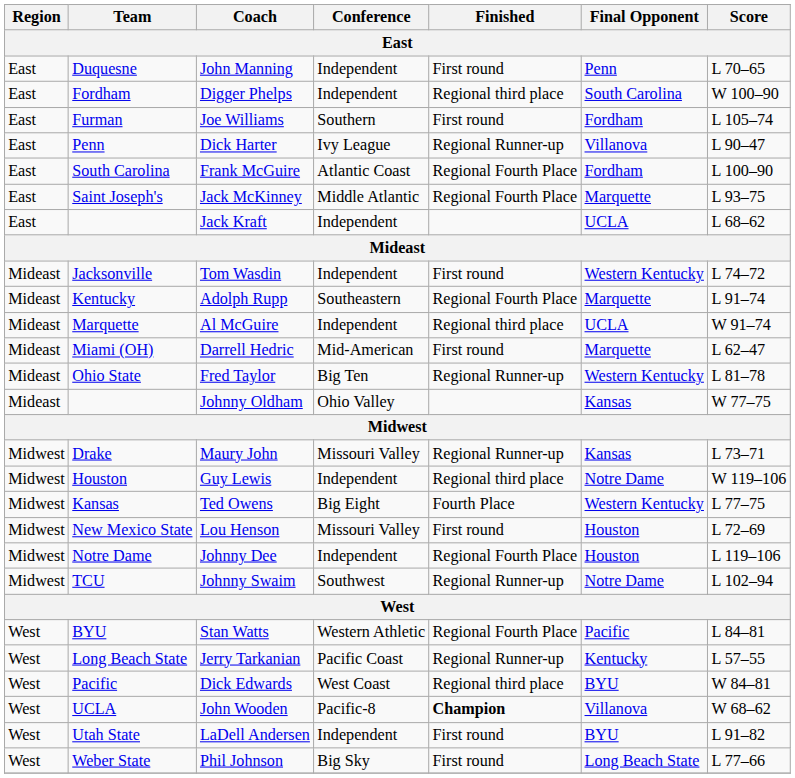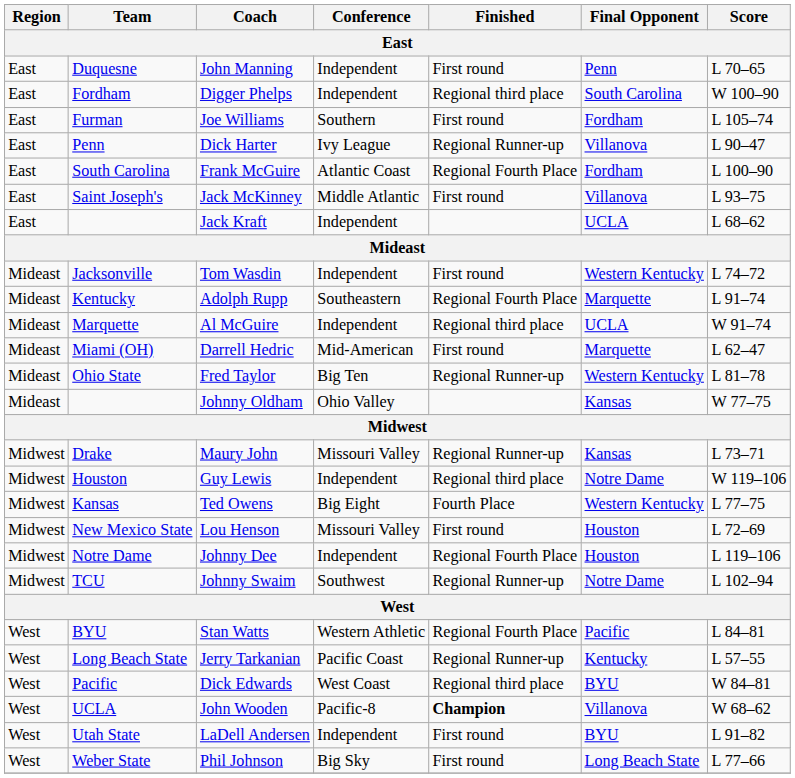(505, 196) Regional Fourth Place -> (468, 196) First round
(618, 196) Marquette -> (616, 196) Villanova
